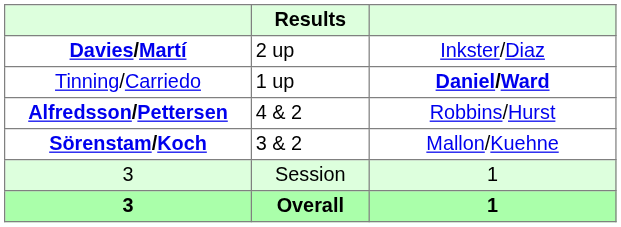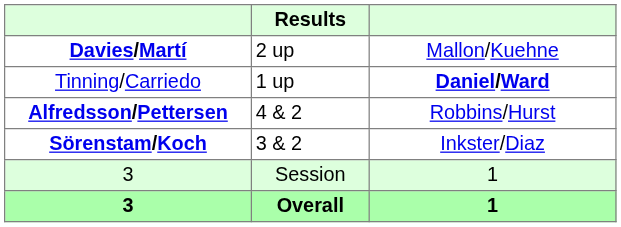(493, 50) Inkster/Diaz -> (493, 50) Mallon/Kuehne
(493, 144) Mallon/Kuehne -> (493, 144) Inkster/Diaz
